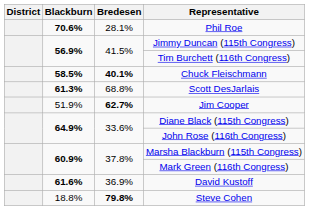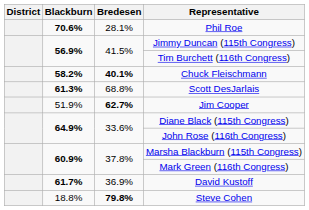(69, 74) 58.5% -> (69, 74) 58.2%
(69, 182) 61.6% -> (69, 182) 61.7%
